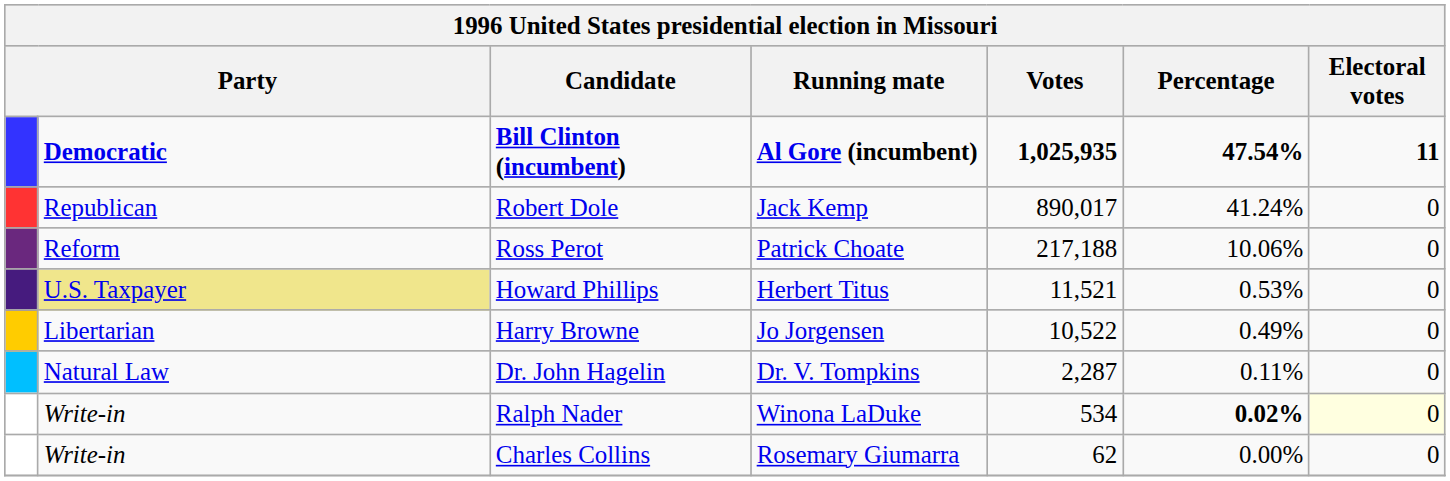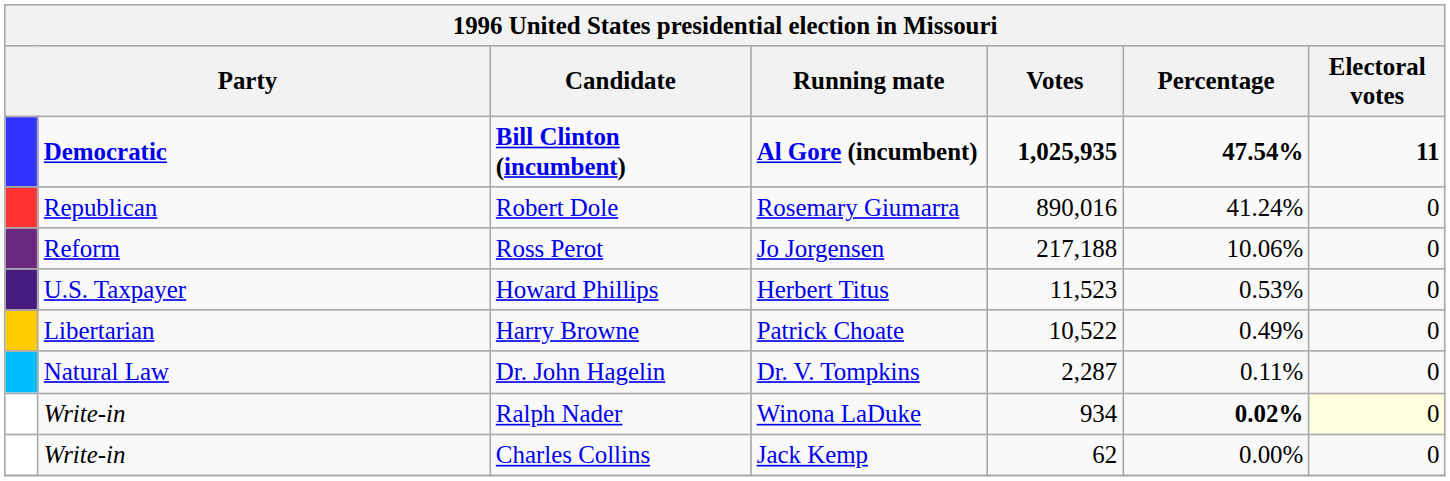(812, 207) Jack Kemp -> (858, 207) Rosemary Giumarra
(1077, 207) 890,017 -> (1077, 207) 890,016
(830, 248) Patrick Choate -> (820, 248) Jo Jorgensen
(115, 289) khaki background -> (115, 289) no background
(1083, 289) 11,521 -> (1083, 289) 11,523
(820, 330) Jo Jorgensen -> (830, 330) Patrick Choate
(1099, 413) 534 -> (1099, 413) 934
(858, 454) Rosemary Giumarra -> (812, 454) Jack Kemp
